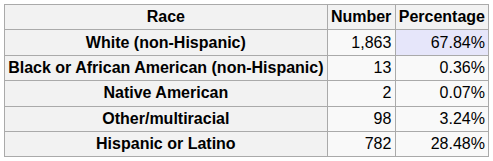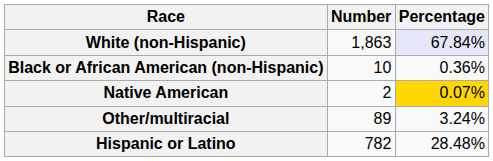(382, 67) 13 -> (382, 67) 10
(462, 93) no background -> (462, 93) gold background
(382, 118) 98 -> (382, 118) 89
